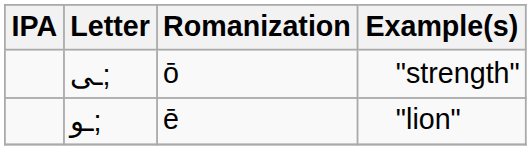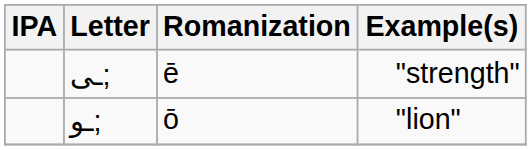(171, 73) ō -> (171, 73) ē
(171, 120) ē -> (171, 120) ō
